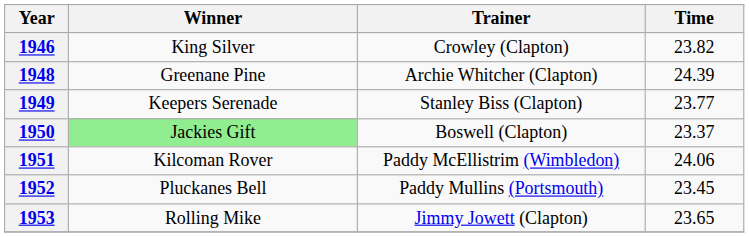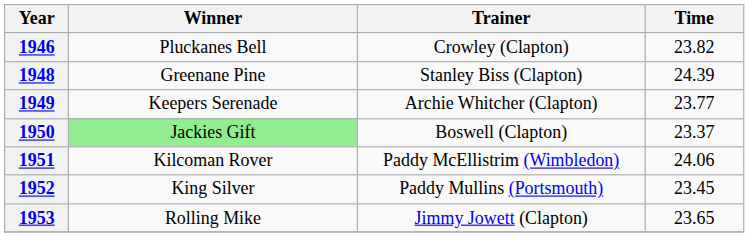(213, 47) King Silver -> (213, 47) Pluckanes Bell
(501, 75) Archie Whitcher (Clapton) -> (501, 75) Stanley Biss (Clapton)
(501, 103) Stanley Biss (Clapton) -> (501, 103) Archie Whitcher (Clapton)
(213, 189) Pluckanes Bell -> (213, 189) King Silver
